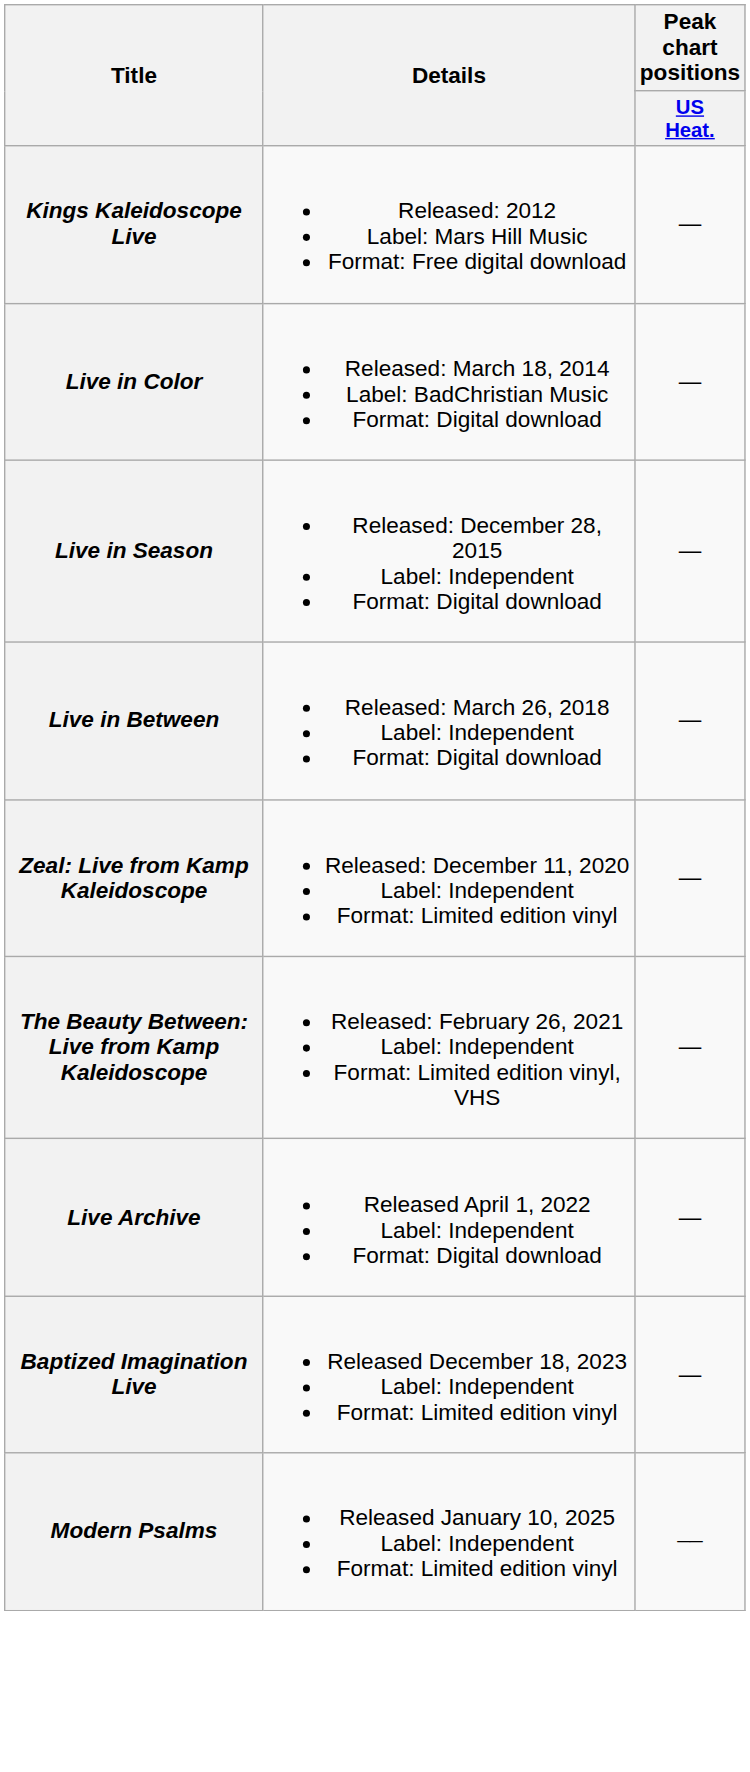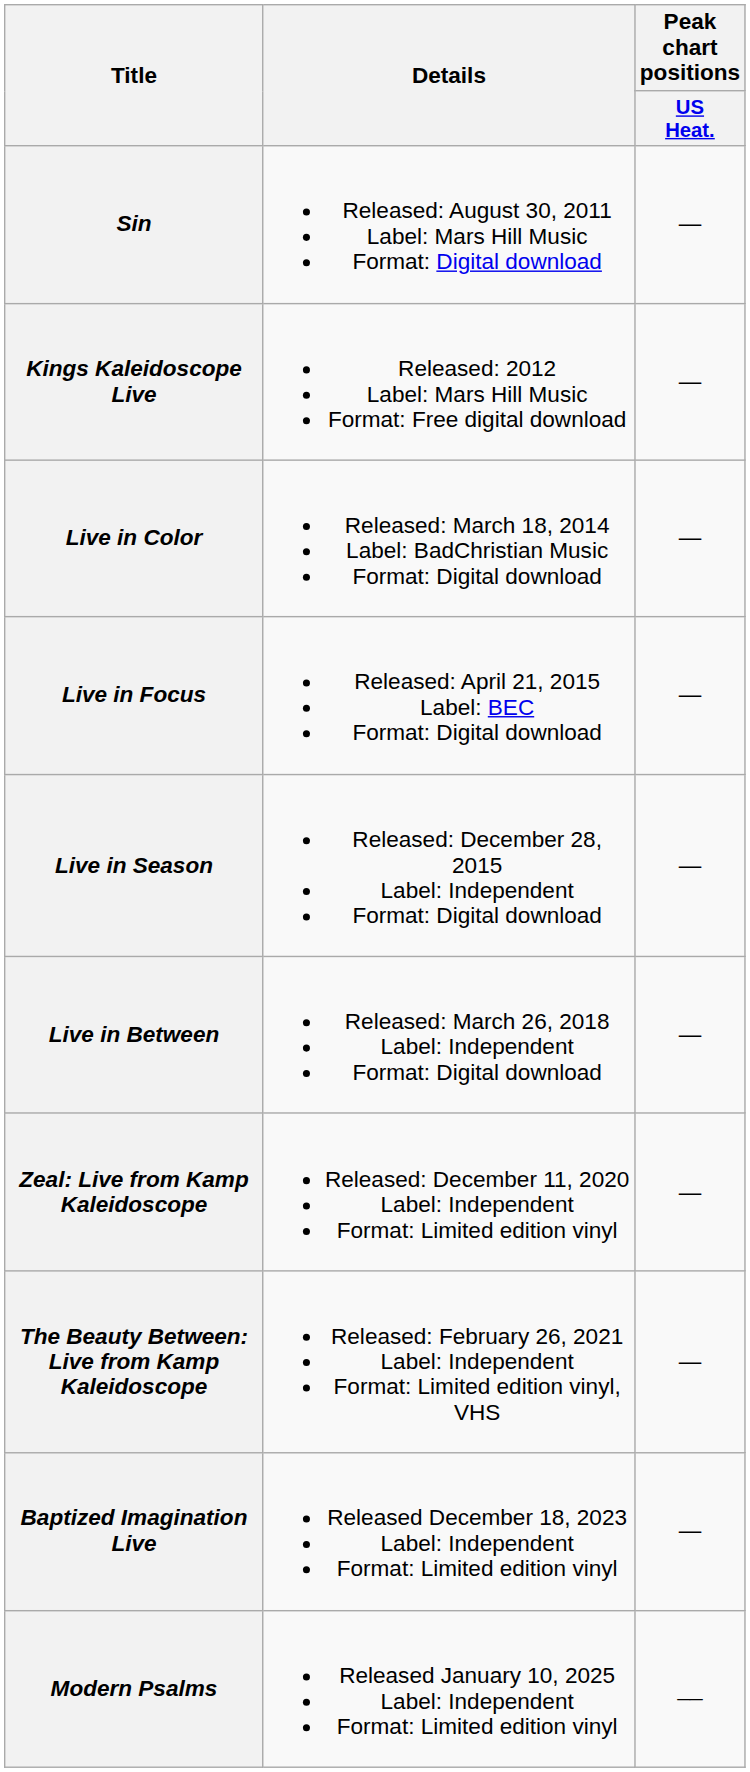+ row: (134, 224)
+ row: (134, 695)
- row: (134, 1217)
